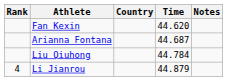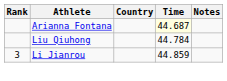- row: (56, 26)
(173, 40) no background -> (173, 26) lightyellow background
(17, 69) 4 -> (17, 55) 3
(173, 69) 44.879 -> (173, 55) 44.859
